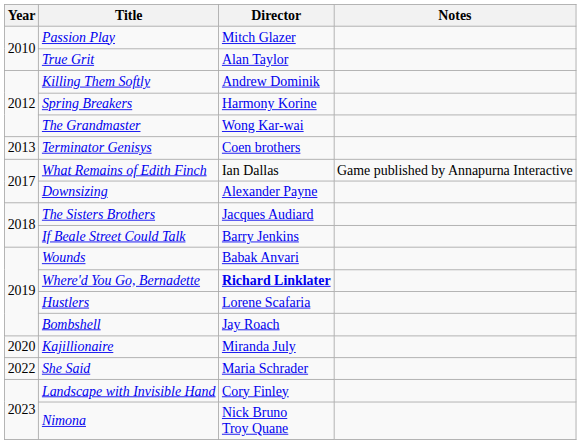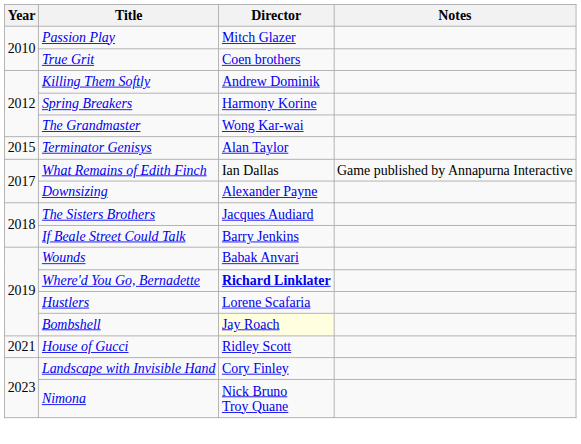(255, 59) Alan Taylor -> (261, 59) Coen brothers
(22, 147) 2013 -> (22, 147) 2015
(261, 147) Coen brothers -> (255, 147) Alan Taylor
(251, 324) no background -> (251, 324) lightyellow background
- row: (78, 346)
+ row: (85, 346)
- row: (66, 368)
